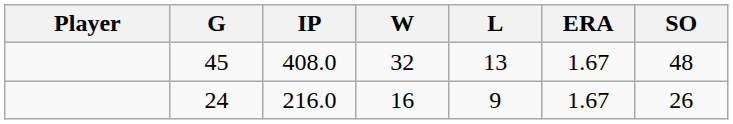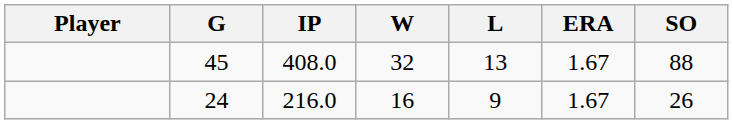(681, 61) 48 -> (681, 61) 88
